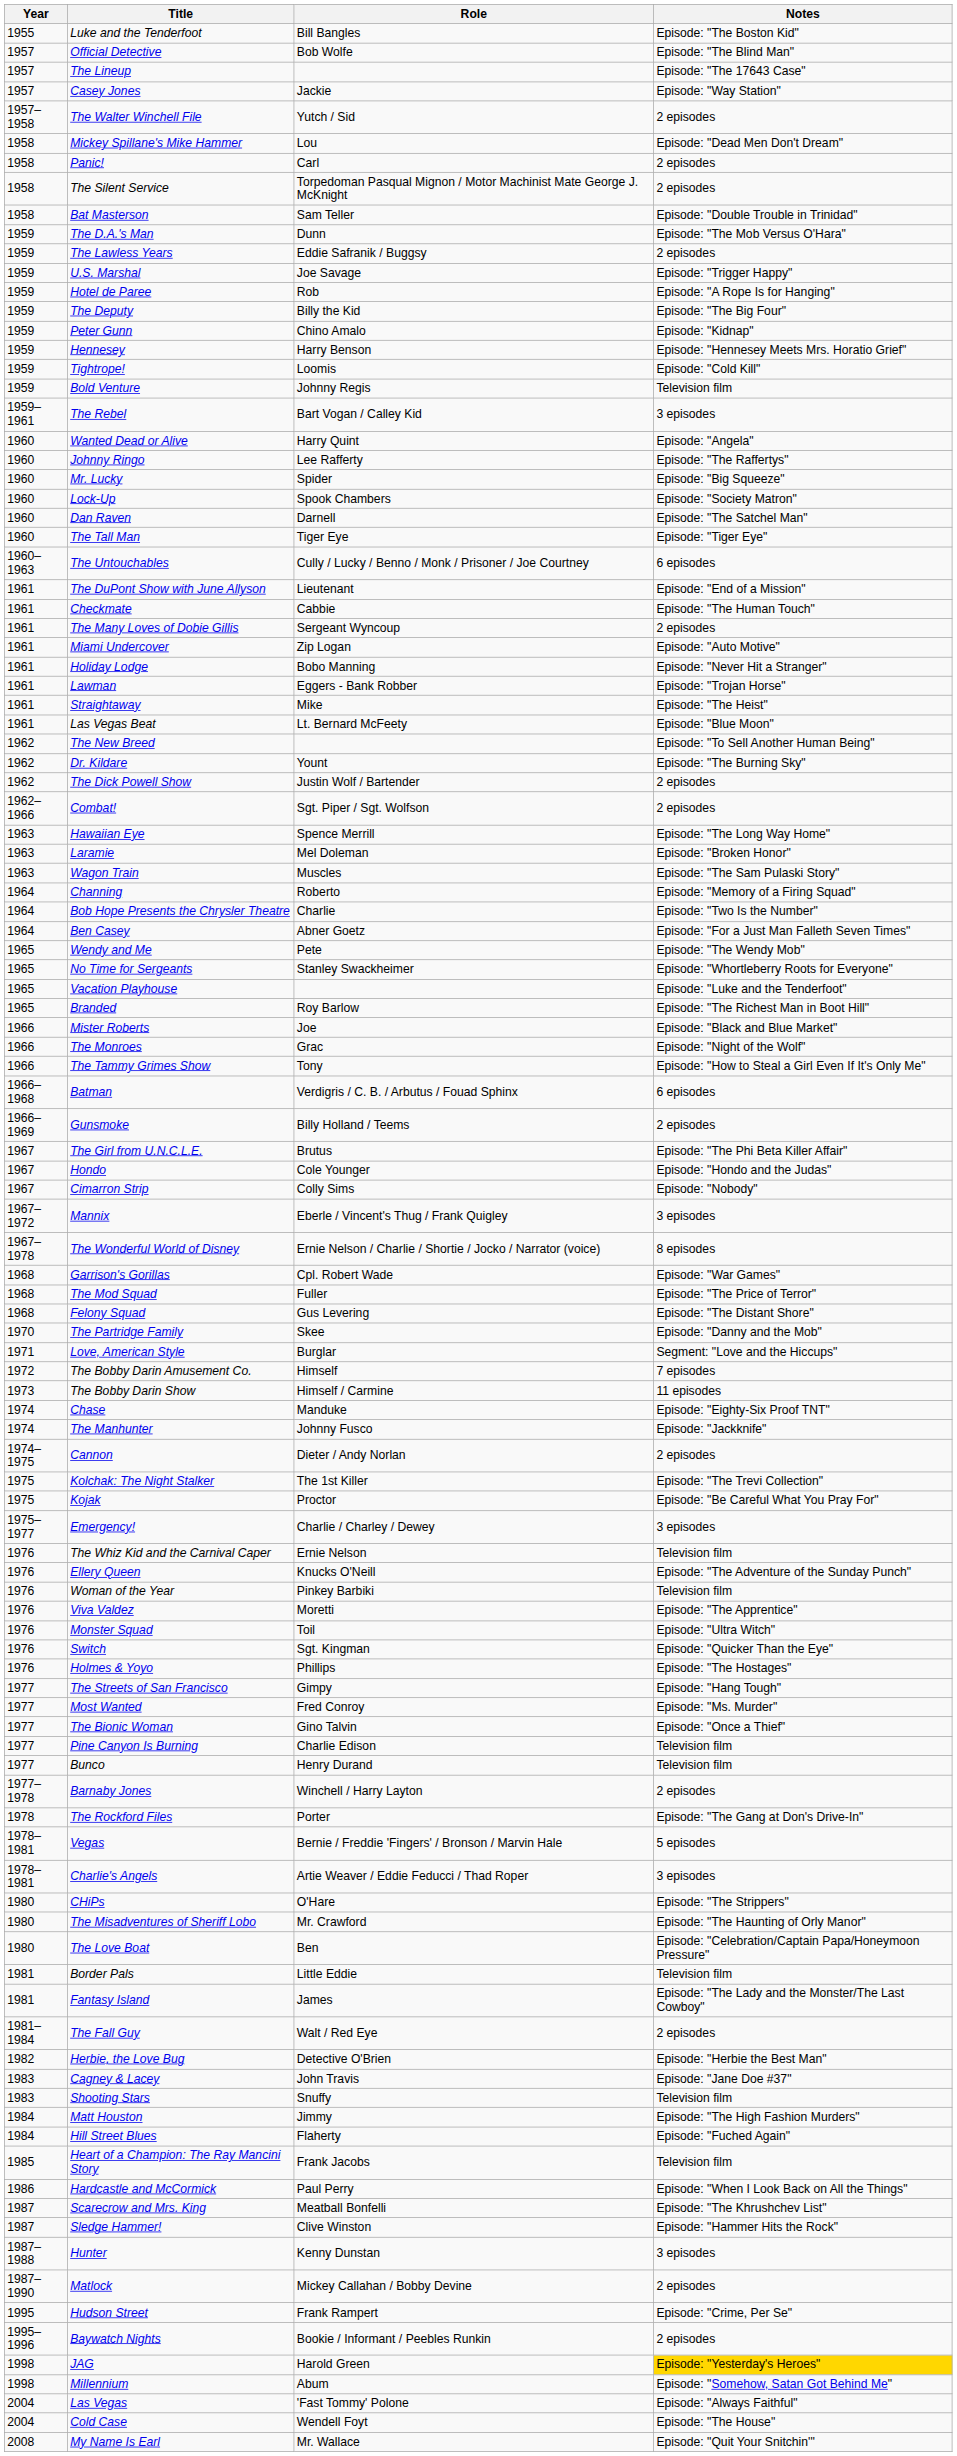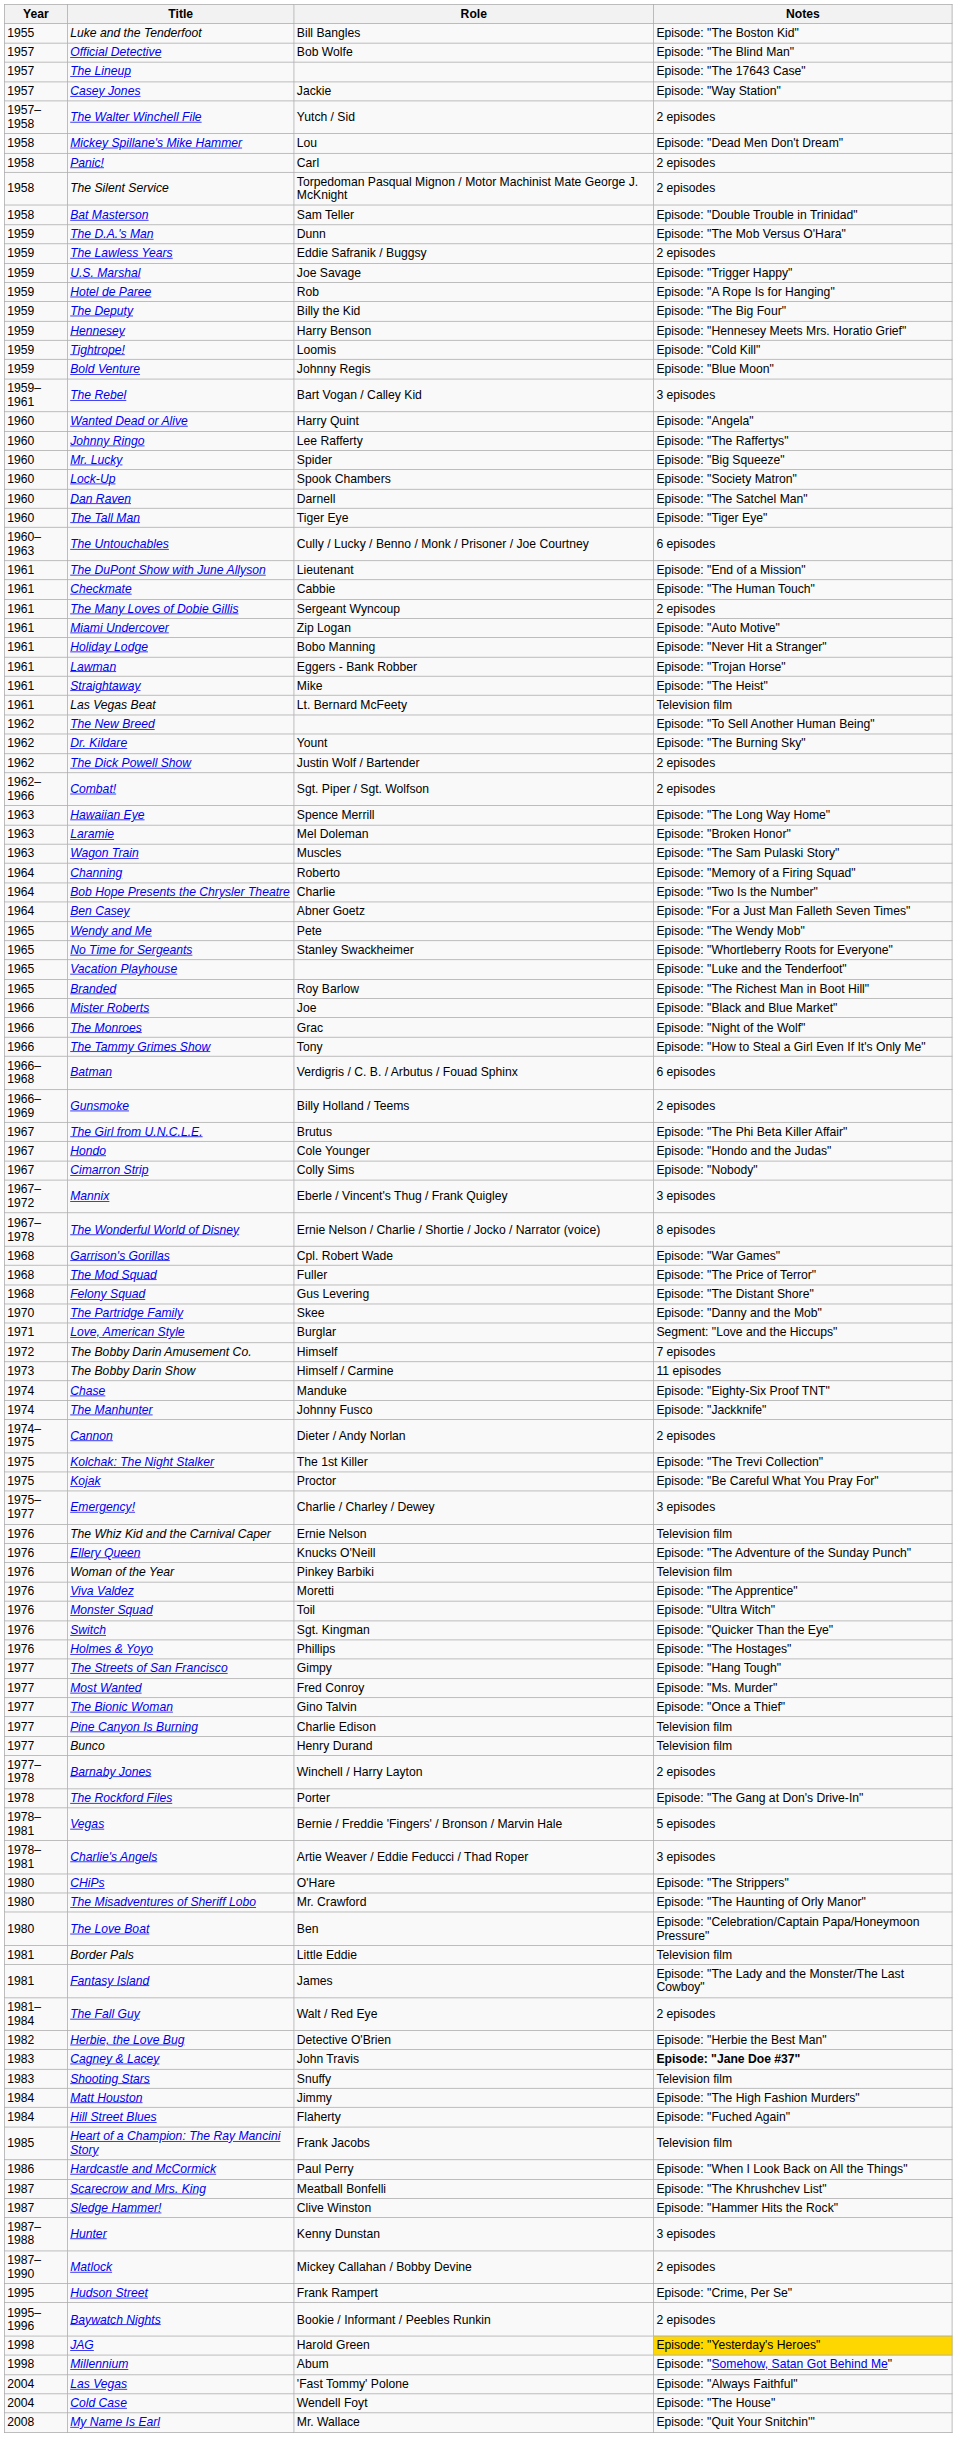- row: (101, 330)
(694, 388) Television film -> (715, 369) Episode: "Blue Moon"
(715, 724) Episode: "Blue Moon" -> (694, 705) Television film
(724, 2078) normal -> (728, 2059) bold
